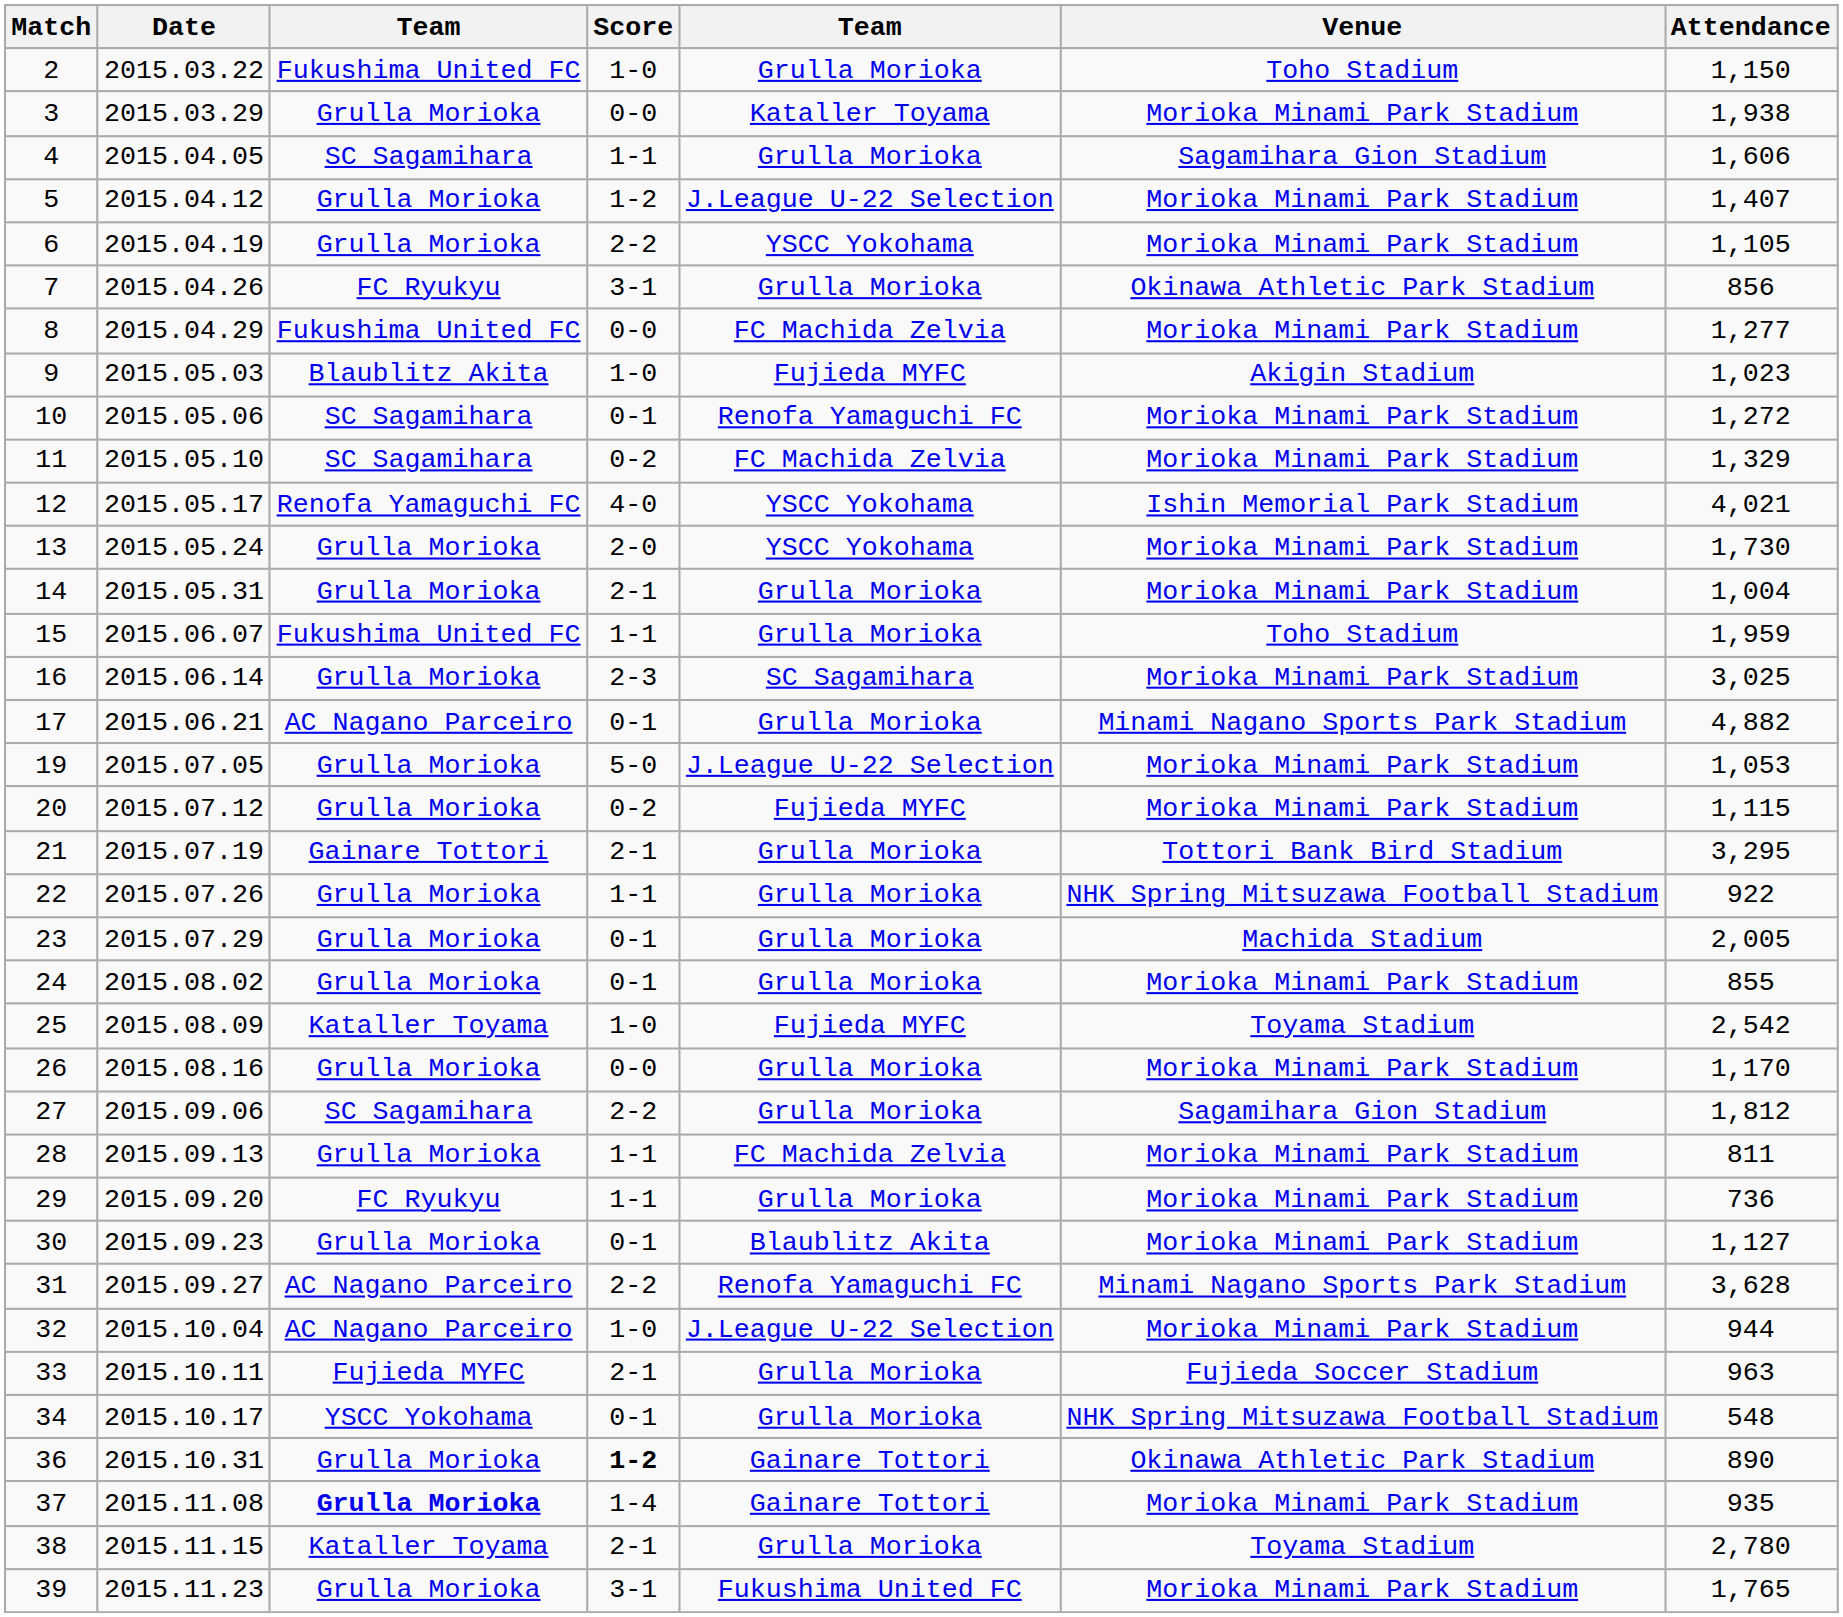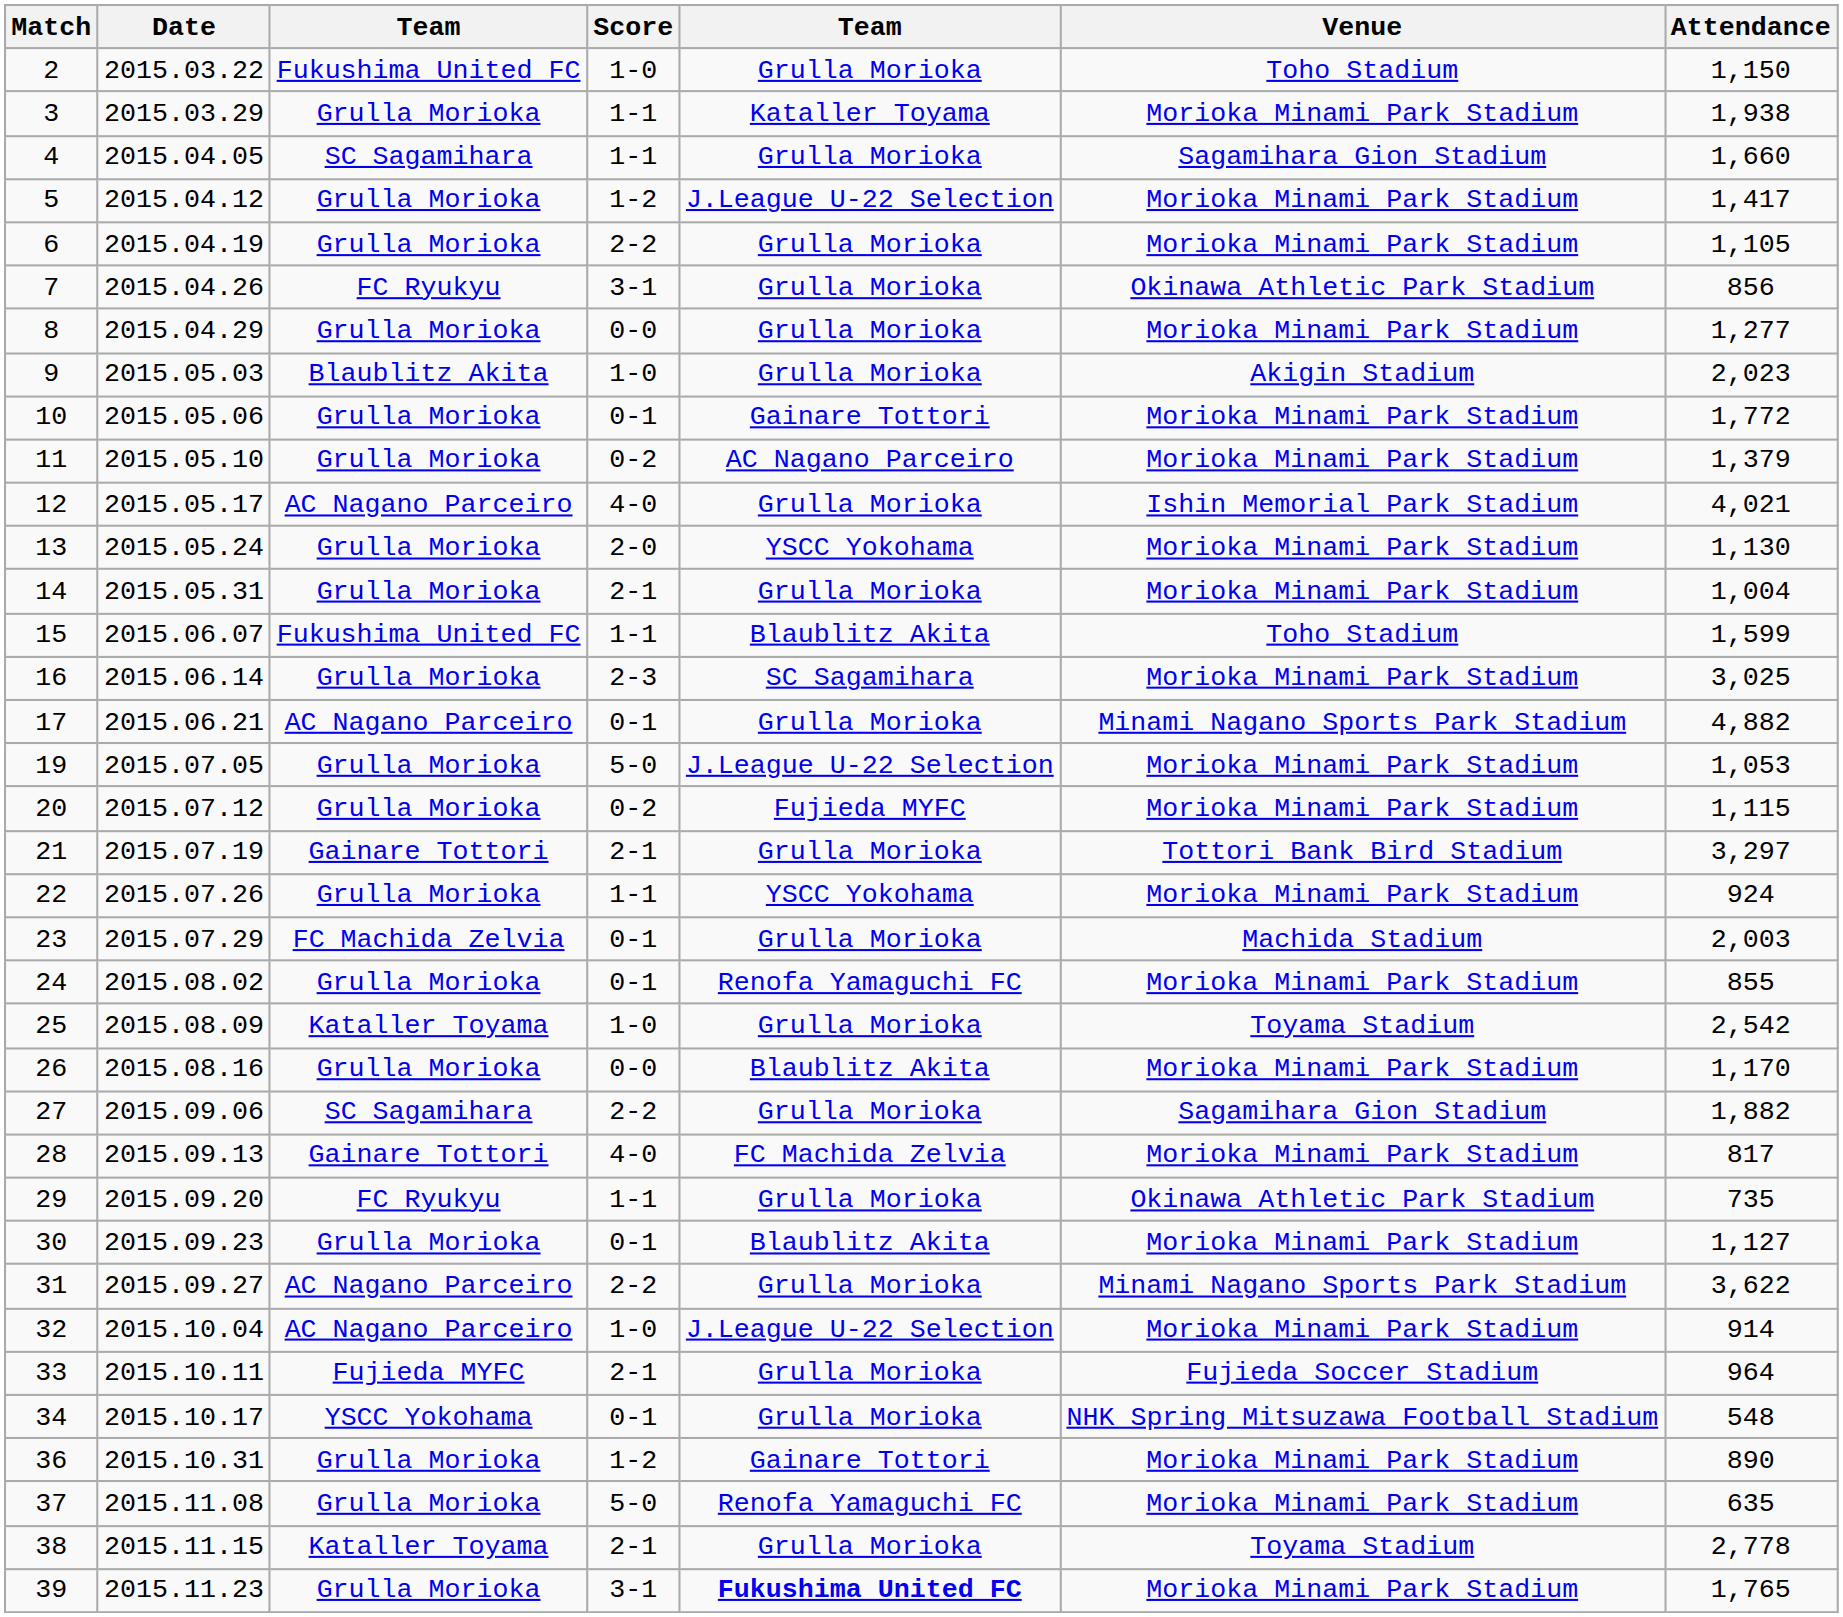(633, 114) 0-0 -> (633, 114) 1-1
(1751, 157) 1,606 -> (1751, 157) 1,660
(1751, 200) 1,407 -> (1751, 200) 1,417
(870, 244) YSCC Yokohama -> (870, 244) Grulla Morioka
(429, 331) Fukushima United FC -> (429, 331) Grulla Morioka
(870, 331) FC Machida Zelvia -> (870, 331) Grulla Morioka
(870, 374) Fujieda MYFC -> (870, 374) Grulla Morioka
(1751, 374) 1,023 -> (1751, 374) 2,023
(429, 418) SC Sagamihara -> (429, 418) Grulla Morioka
(870, 418) Renofa Yamaguchi FC -> (870, 418) Gainare Tottori
(1751, 418) 1,272 -> (1751, 418) 1,772
(429, 461) SC Sagamihara -> (429, 461) Grulla Morioka
(870, 461) FC Machida Zelvia -> (870, 461) AC Nagano Parceiro
(1751, 461) 1,329 -> (1751, 461) 1,379
(429, 505) Renofa Yamaguchi FC -> (429, 505) AC Nagano Parceiro
(870, 505) YSCC Yokohama -> (870, 505) Grulla Morioka
(1751, 548) 1,730 -> (1751, 548) 1,130
(870, 635) Grulla Morioka -> (870, 635) Blaublitz Akita
(1751, 635) 1,959 -> (1751, 635) 1,599
(1751, 852) 3,295 -> (1751, 852) 3,297
(870, 895) Grulla Morioka -> (870, 895) YSCC Yokohama
(1362, 895) NHK Spring Mitsuzawa Football Stadium -> (1362, 895) Morioka Minami Park Stadium
(1751, 895) 922 -> (1751, 895) 924
(429, 939) Grulla Morioka -> (429, 939) FC Machida Zelvia
(1751, 939) 2,005 -> (1751, 939) 2,003
(870, 982) Grulla Morioka -> (870, 982) Renofa Yamaguchi FC
(870, 1026) Fujieda MYFC -> (870, 1026) Grulla Morioka
(870, 1069) Grulla Morioka -> (870, 1069) Blaublitz Akita
(1751, 1113) 1,812 -> (1751, 1113) 1,882
(429, 1156) Grulla Morioka -> (429, 1156) Gainare Tottori
(633, 1156) 1-1 -> (633, 1156) 4-0
(1751, 1156) 811 -> (1751, 1156) 817
(1362, 1199) Morioka Minami Park Stadium -> (1362, 1199) Okinawa Athletic Park Stadium
(1751, 1199) 736 -> (1751, 1199) 735
(870, 1286) Renofa Yamaguchi FC -> (870, 1286) Grulla Morioka
(1751, 1286) 3,628 -> (1751, 1286) 3,622
(1751, 1330) 944 -> (1751, 1330) 914
(1751, 1373) 963 -> (1751, 1373) 964
(633, 1460) bold -> (633, 1460) normal
(1362, 1460) Okinawa Athletic Park Stadium -> (1362, 1460) Morioka Minami Park Stadium
(429, 1504) bold -> (429, 1504) normal
(633, 1504) 1-4 -> (633, 1504) 5-0
(870, 1504) Gainare Tottori -> (870, 1504) Renofa Yamaguchi FC
(1751, 1504) 935 -> (1751, 1504) 635
(1751, 1547) 2,780 -> (1751, 1547) 2,778
(870, 1590) normal -> (870, 1590) bold
